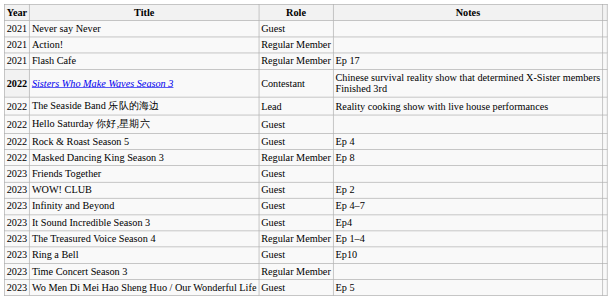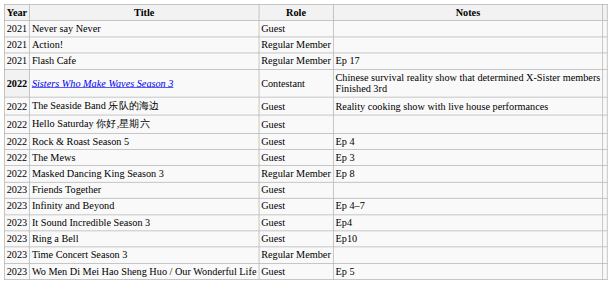(271, 106) Lead -> (273, 106) Guest
+ row: (54, 157)
- row: (62, 190)
- row: (94, 239)
